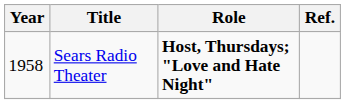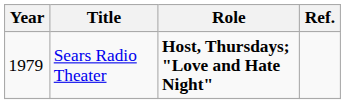(26, 65) 1958 -> (26, 65) 1979
